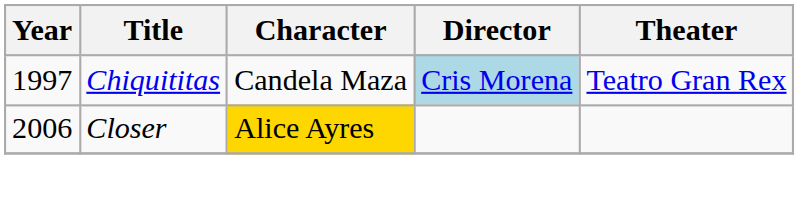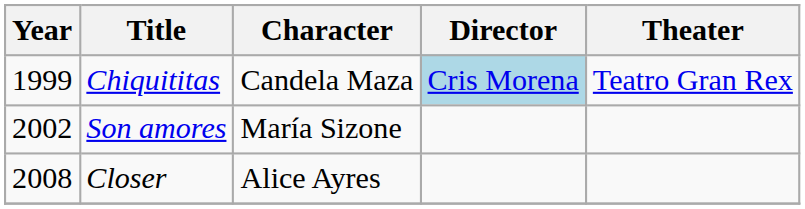(42, 79) 1997 -> (42, 79) 1999
+ row: (156, 128)
(42, 128) 2006 -> (42, 178) 2008
(304, 128) gold background -> (311, 178) no background
